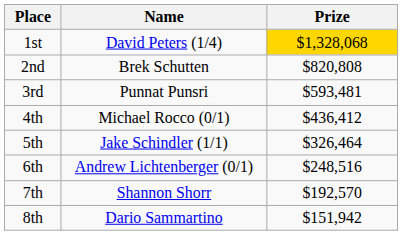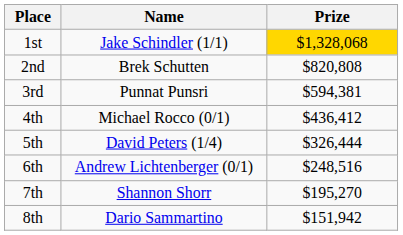(164, 42) David Peters (1/4) -> (164, 42) Jake Schindler (1/1)
(332, 92) $593,481 -> (332, 92) $594,381
(164, 142) Jake Schindler (1/1) -> (164, 142) David Peters (1/4)
(332, 142) $326,464 -> (332, 142) $326,444
(332, 192) $192,570 -> (332, 192) $195,270
